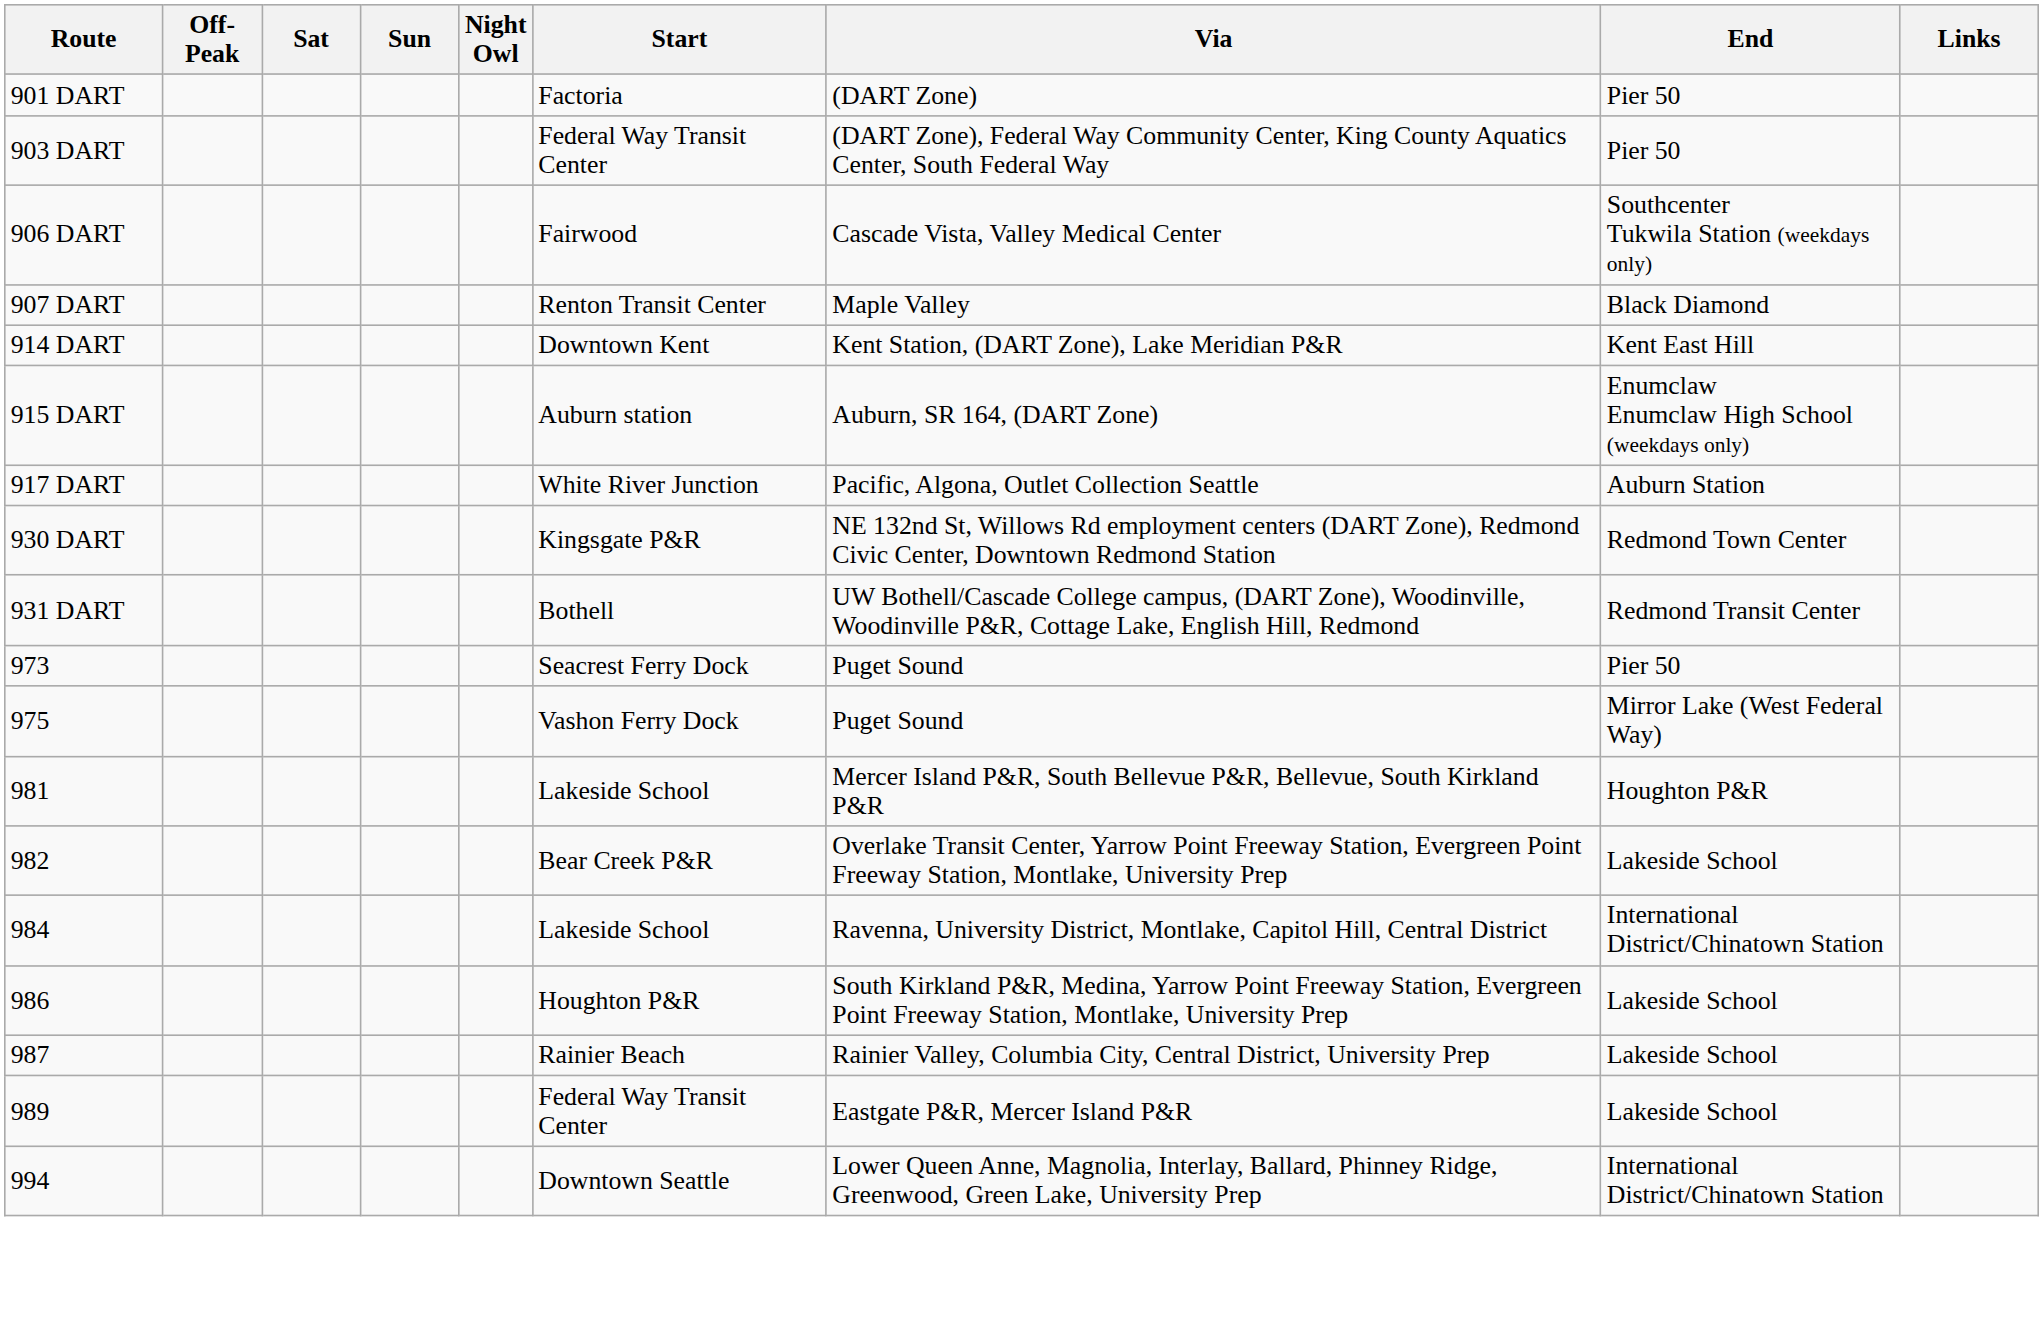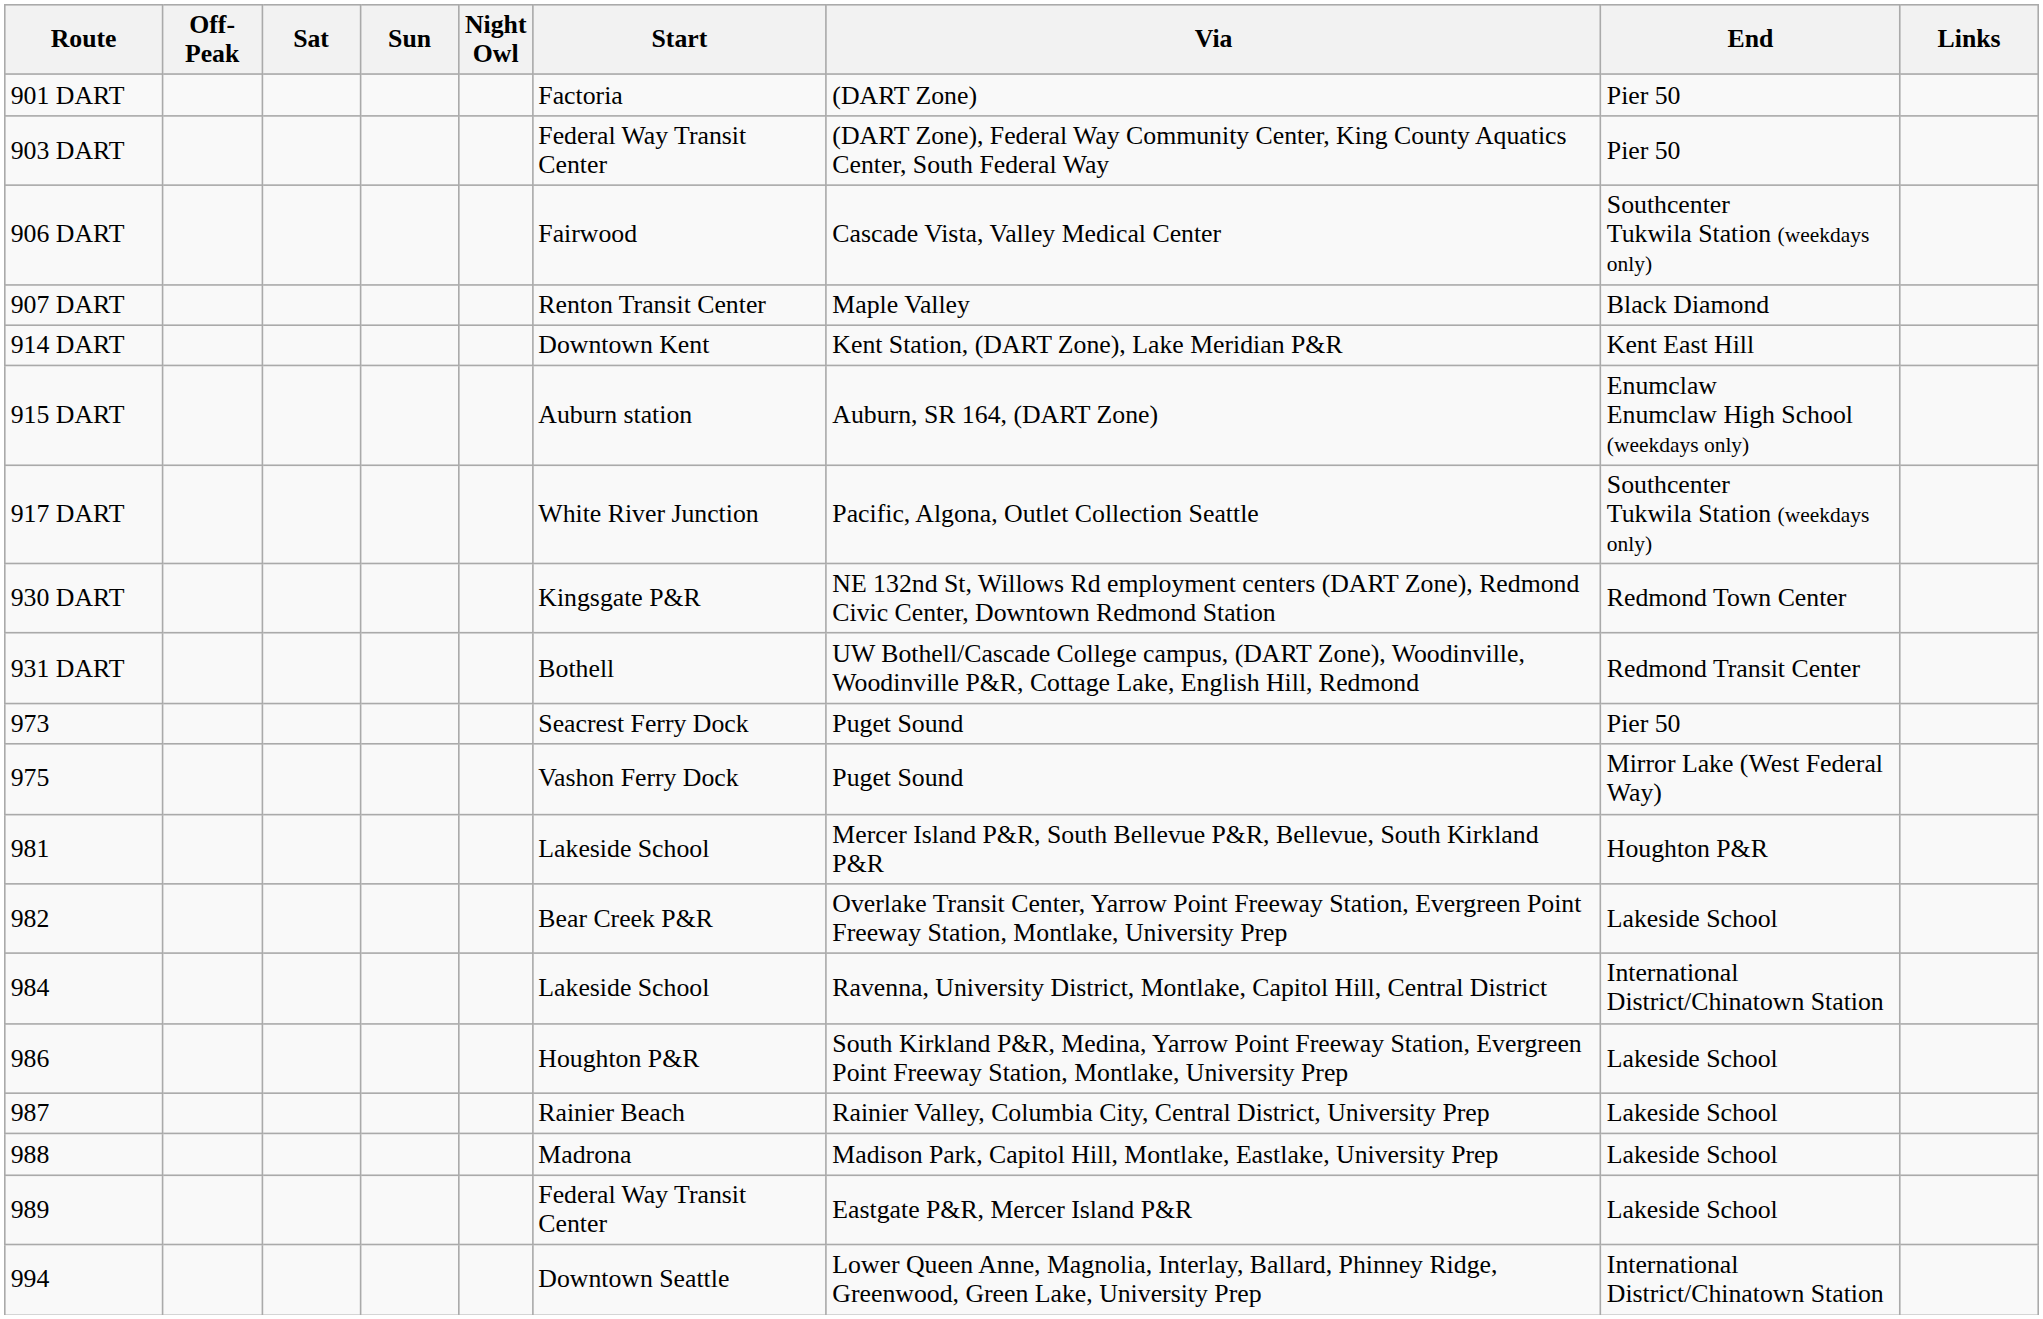(1686, 484) Auburn Station -> (1738, 513) Southcenter Tukwila Station (weekdays only)
+ row: (30, 1154)
